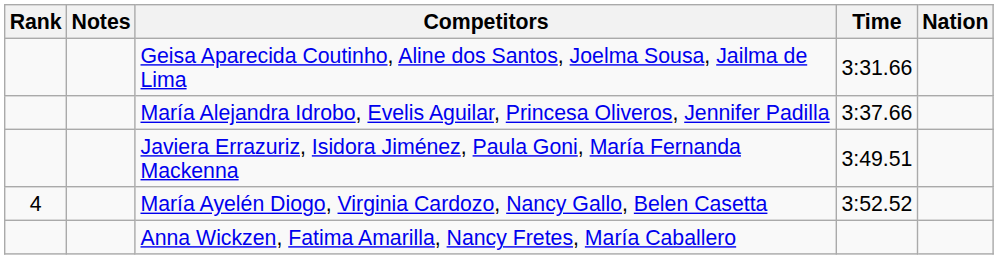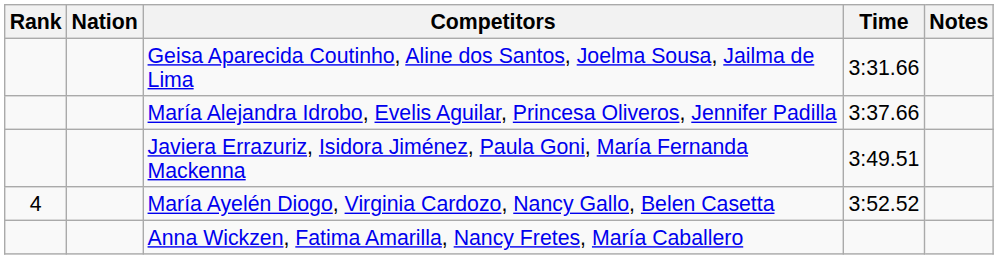columns swapped: (955, 22) <-> (101, 22)
